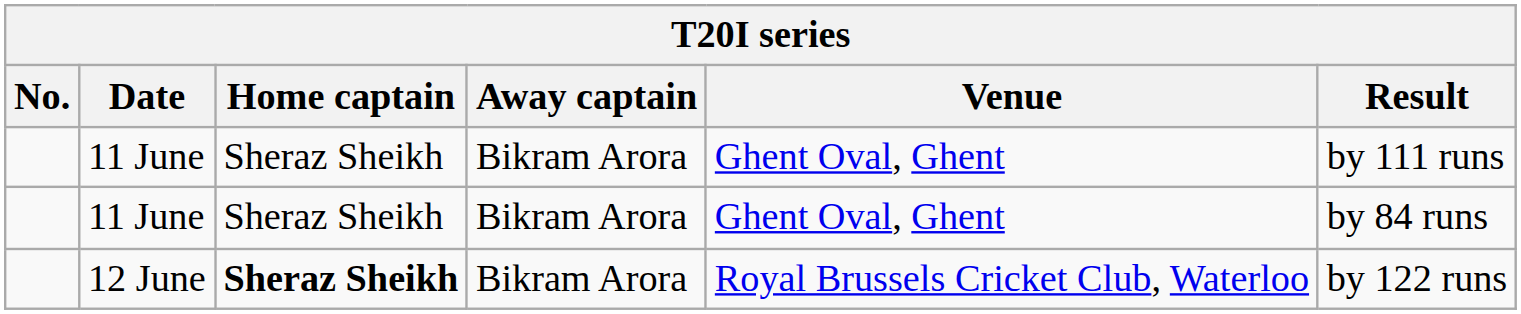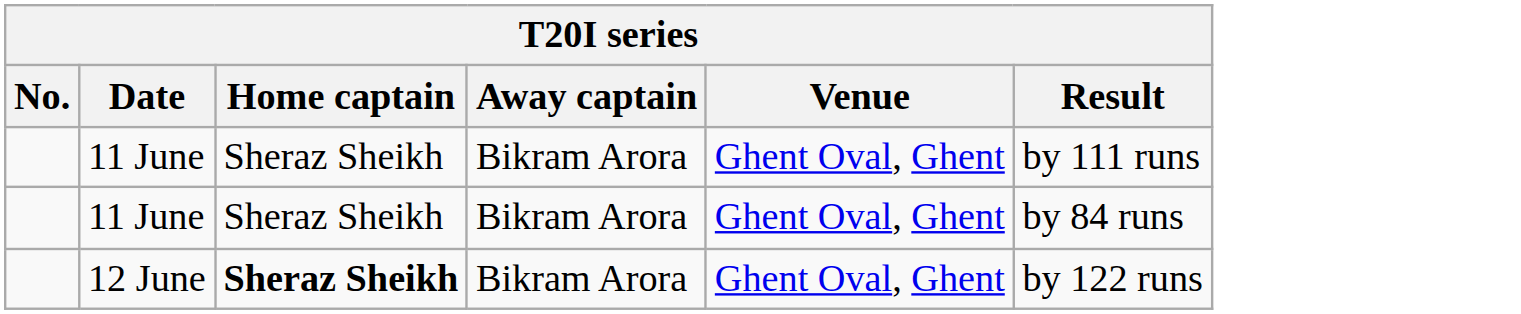(1012, 277) Royal Brussels Cricket Club, Waterloo -> (860, 277) Ghent Oval, Ghent
